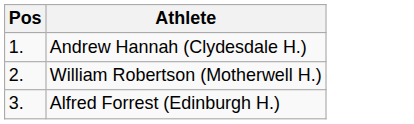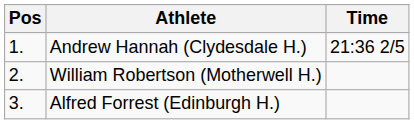+ column: (367, 18)
